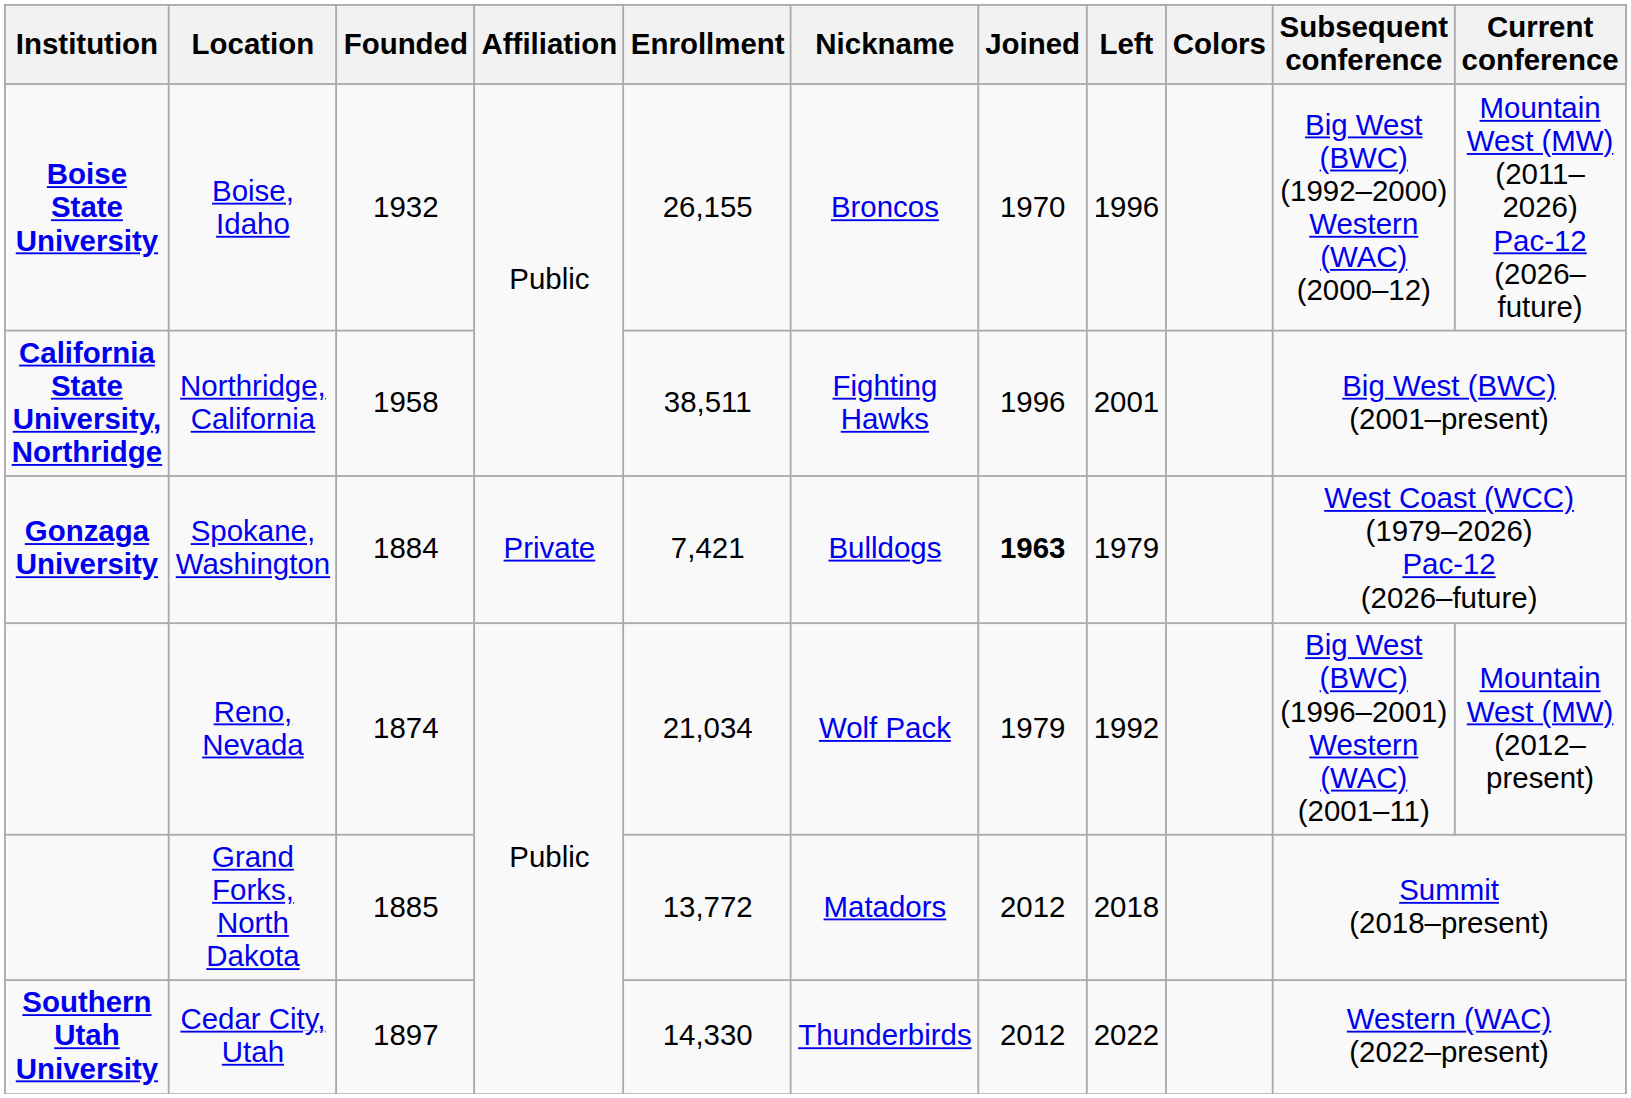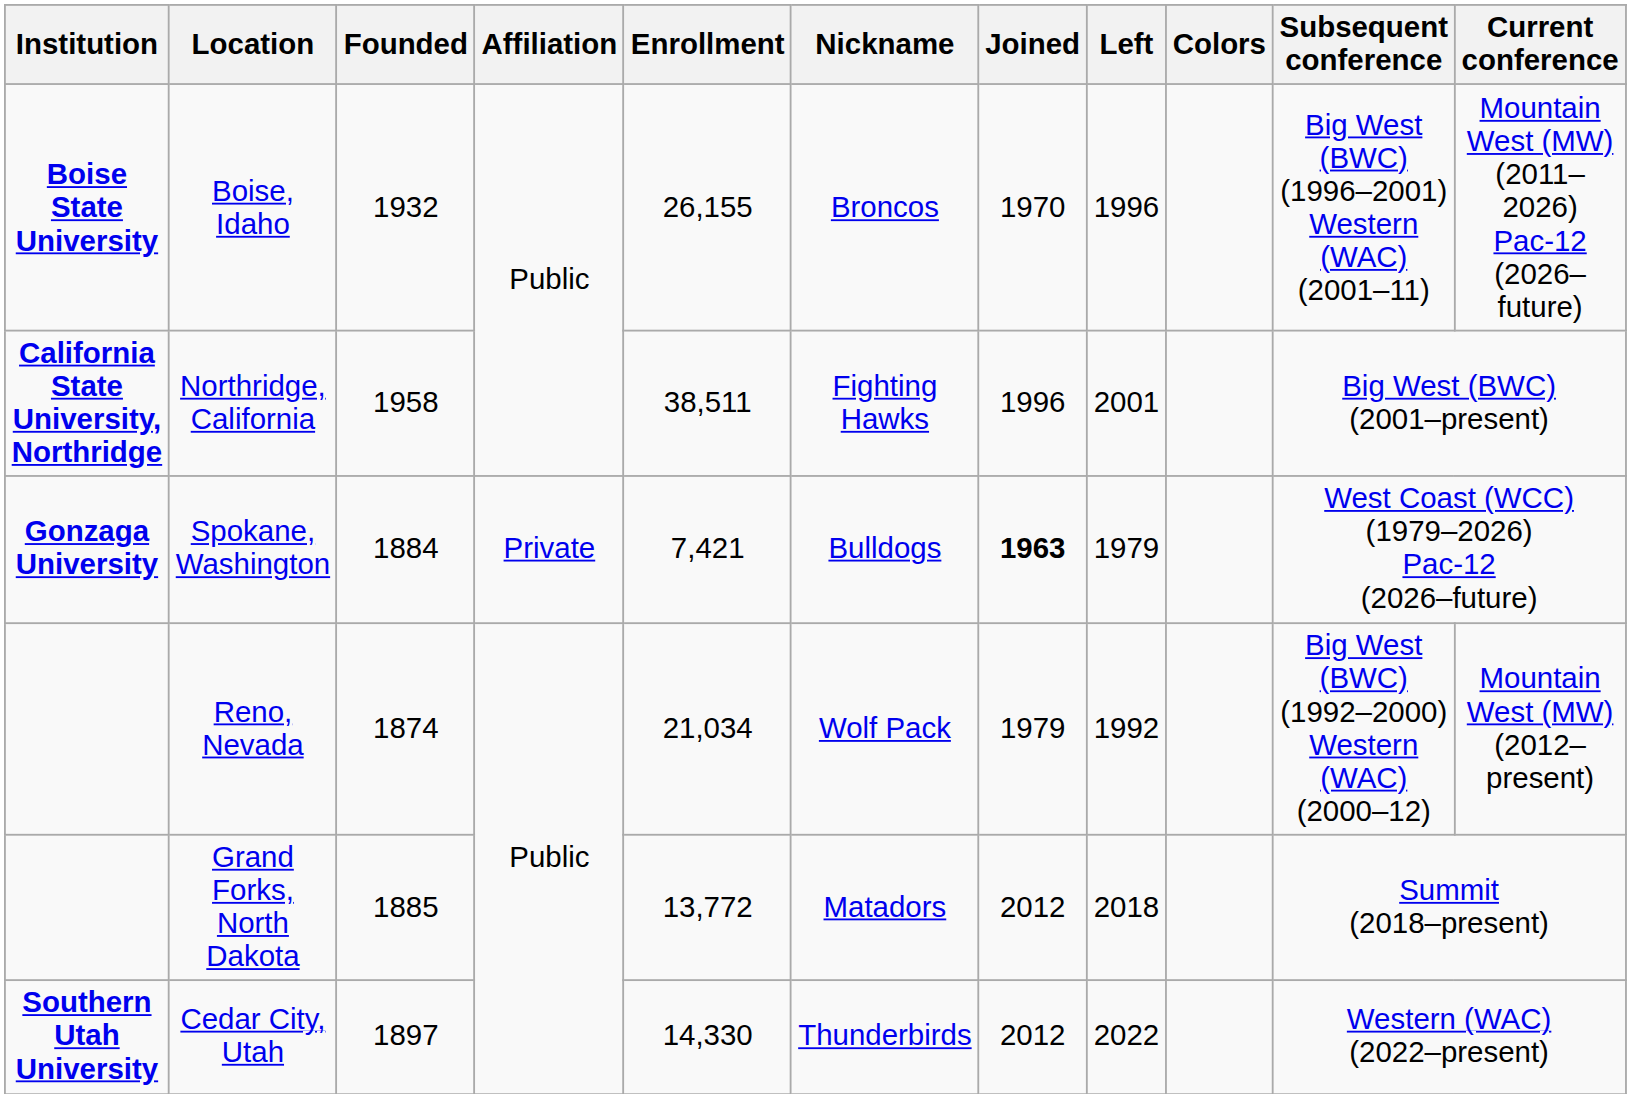(1364, 207) Big West (BWC) (1992–2000) Western (WAC) (2000–12) -> (1364, 207) Big West (BWC) (1996–2001) Western (WAC) (2001–11)
(1364, 727) Big West (BWC) (1996–2001) Western (WAC) (2001–11) -> (1364, 727) Big West (BWC) (1992–2000) Western (WAC) (2000–12)
